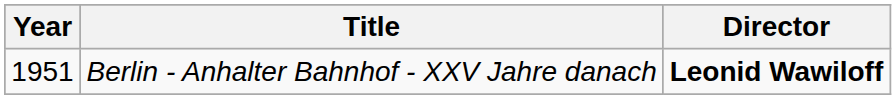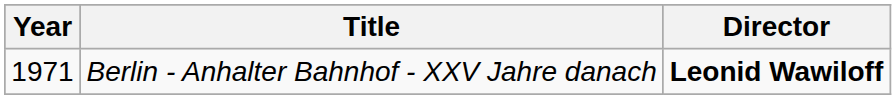(42, 71) 1951 -> (42, 71) 1971
